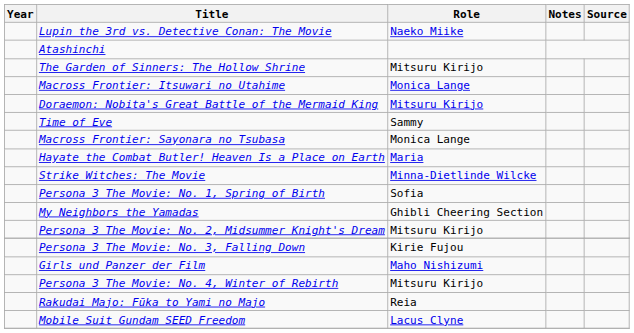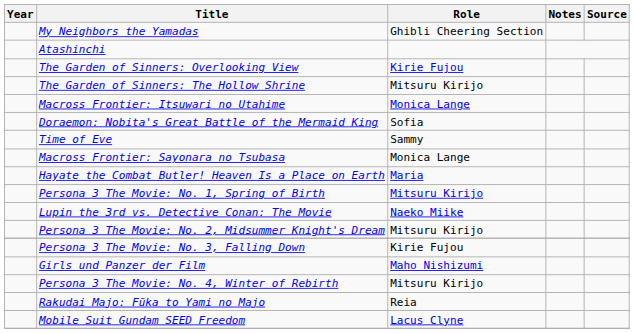rows swapped: (119, 212) <-> (185, 31)
+ row: (169, 67)
(437, 103) Mitsuru Kirijo -> (407, 121) Sofia
- row: (122, 176)
(407, 194) Sofia -> (437, 194) Mitsuru Kirijo
